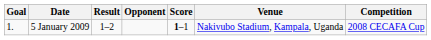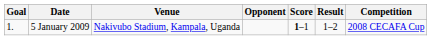columns swapped: (270, 12) <-> (107, 12)
